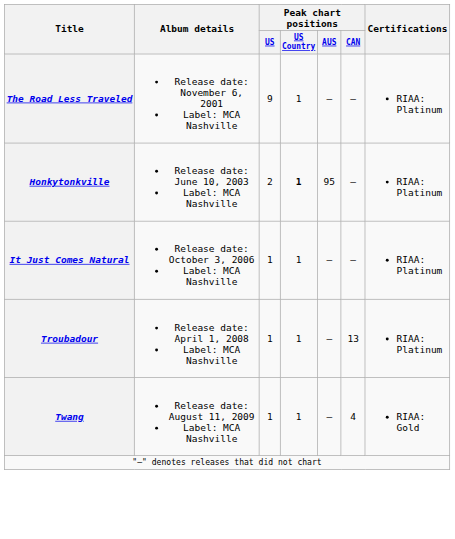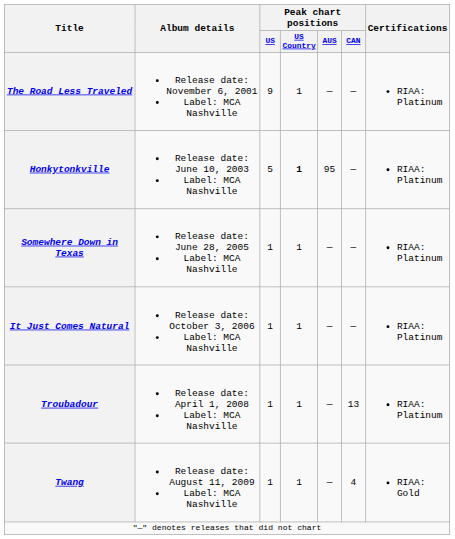(270, 182) 2 -> (270, 170) 5
+ row: (70, 248)
